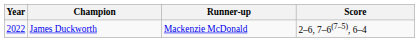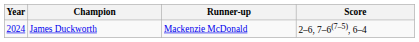(16, 29) 2022 -> (16, 29) 2024
